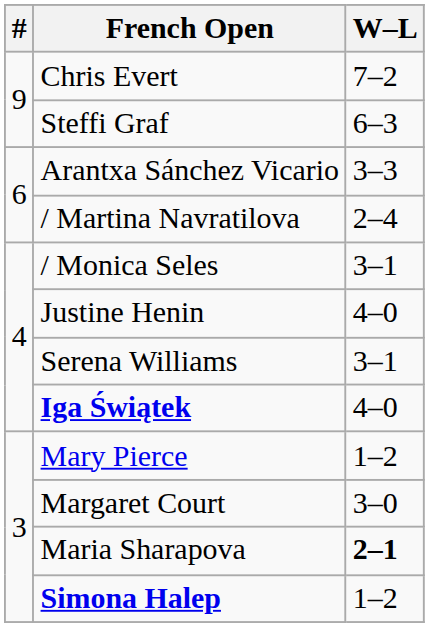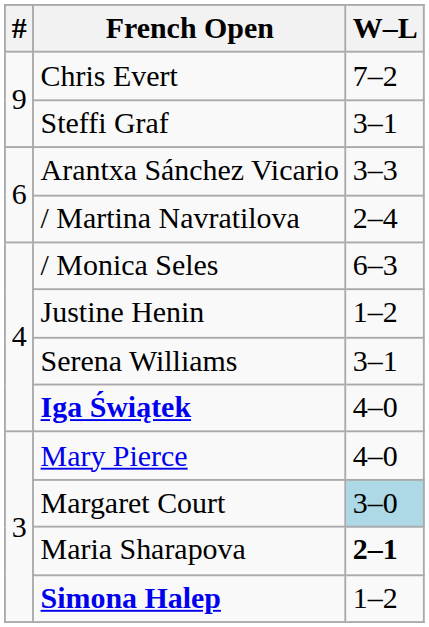(375, 123) 6–3 -> (375, 123) 3–1
(375, 265) 3–1 -> (375, 265) 6–3
(375, 312) 4–0 -> (375, 312) 1–2
(375, 455) 1–2 -> (375, 455) 4–0
(375, 502) no background -> (375, 502) lightblue background
